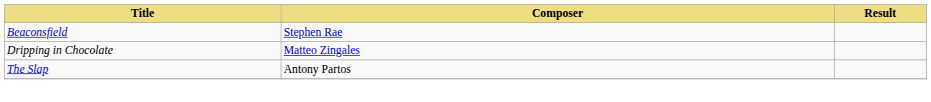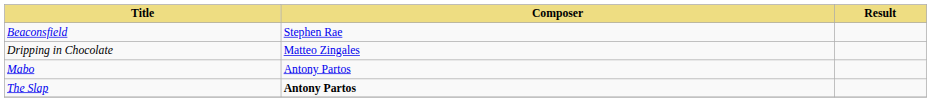+ row: (21, 69)
(317, 69) normal -> (320, 87) bold
